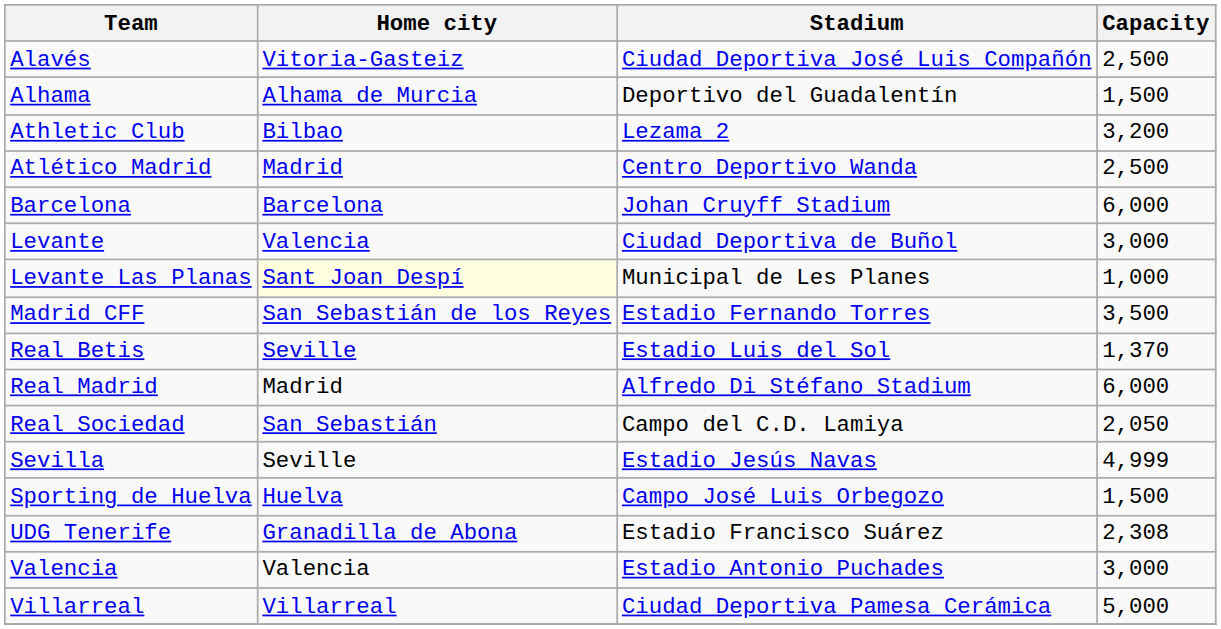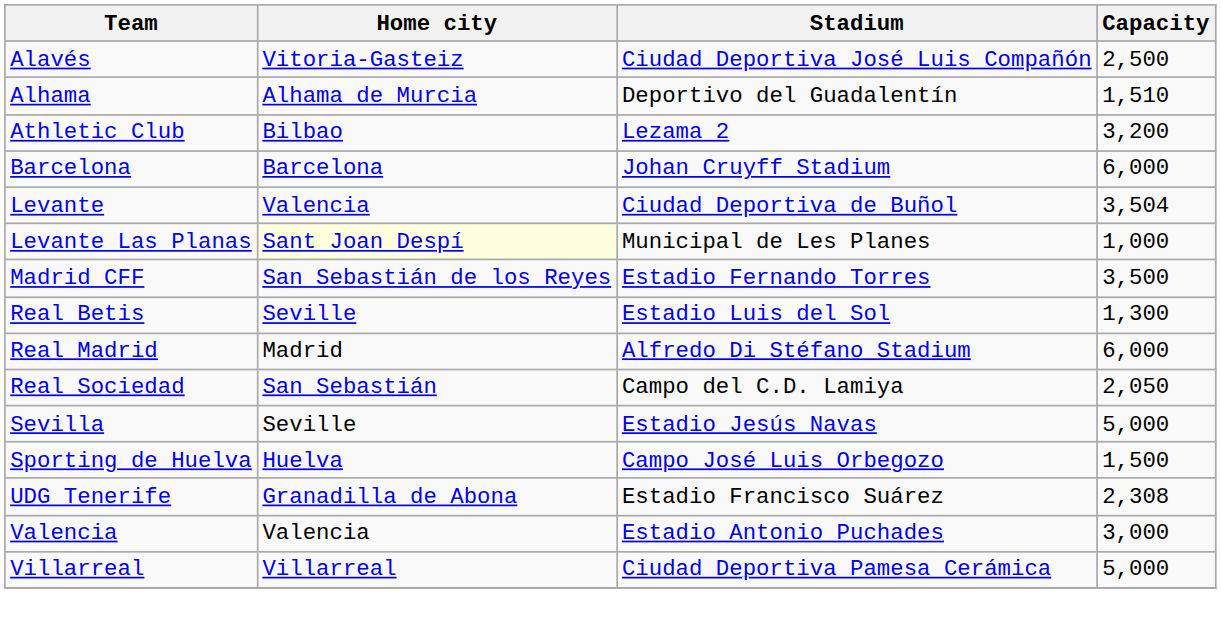(1136, 96) 1,500 -> (1136, 96) 1,510
- row: (111, 169)
(1136, 242) 3,000 -> (1136, 205) 3,504
(1136, 351) 1,370 -> (1136, 315) 1,300
(1136, 460) 4,999 -> (1136, 424) 5,000
